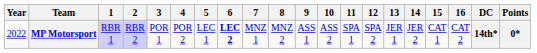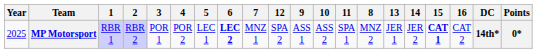columns swapped: (282, 12) <-> (373, 12)
(16, 34) 2022 -> (16, 34) 2025
(437, 34) normal -> (438, 34) bold
